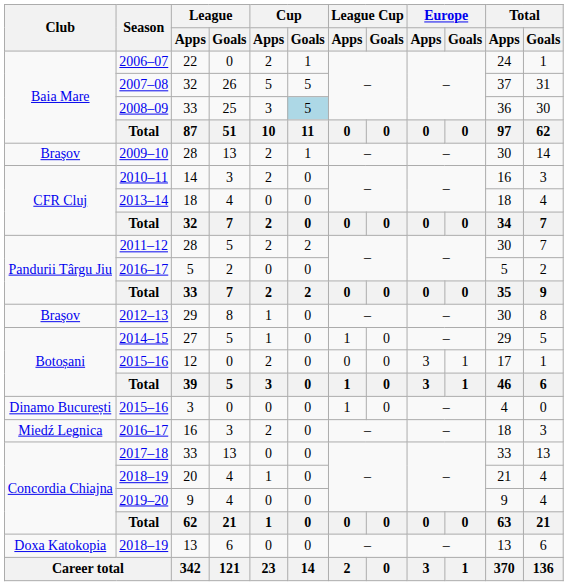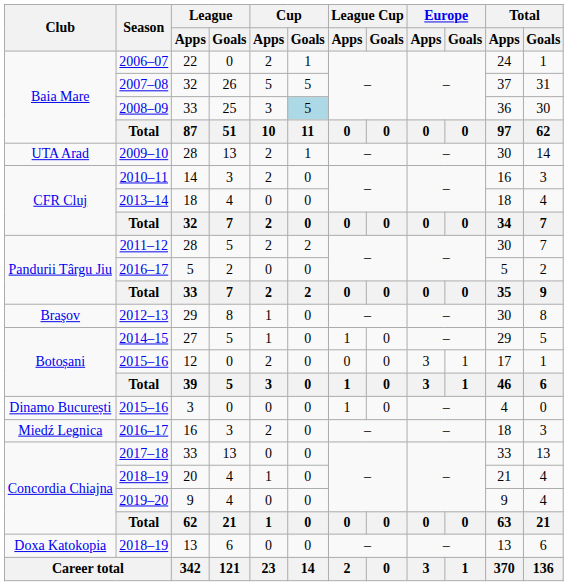(60, 154) Braşov -> (60, 154) UTA Arad
